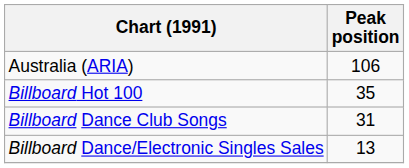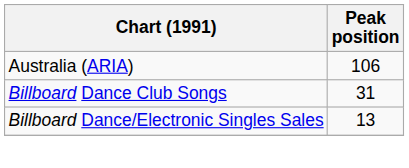- row: (75, 93)
